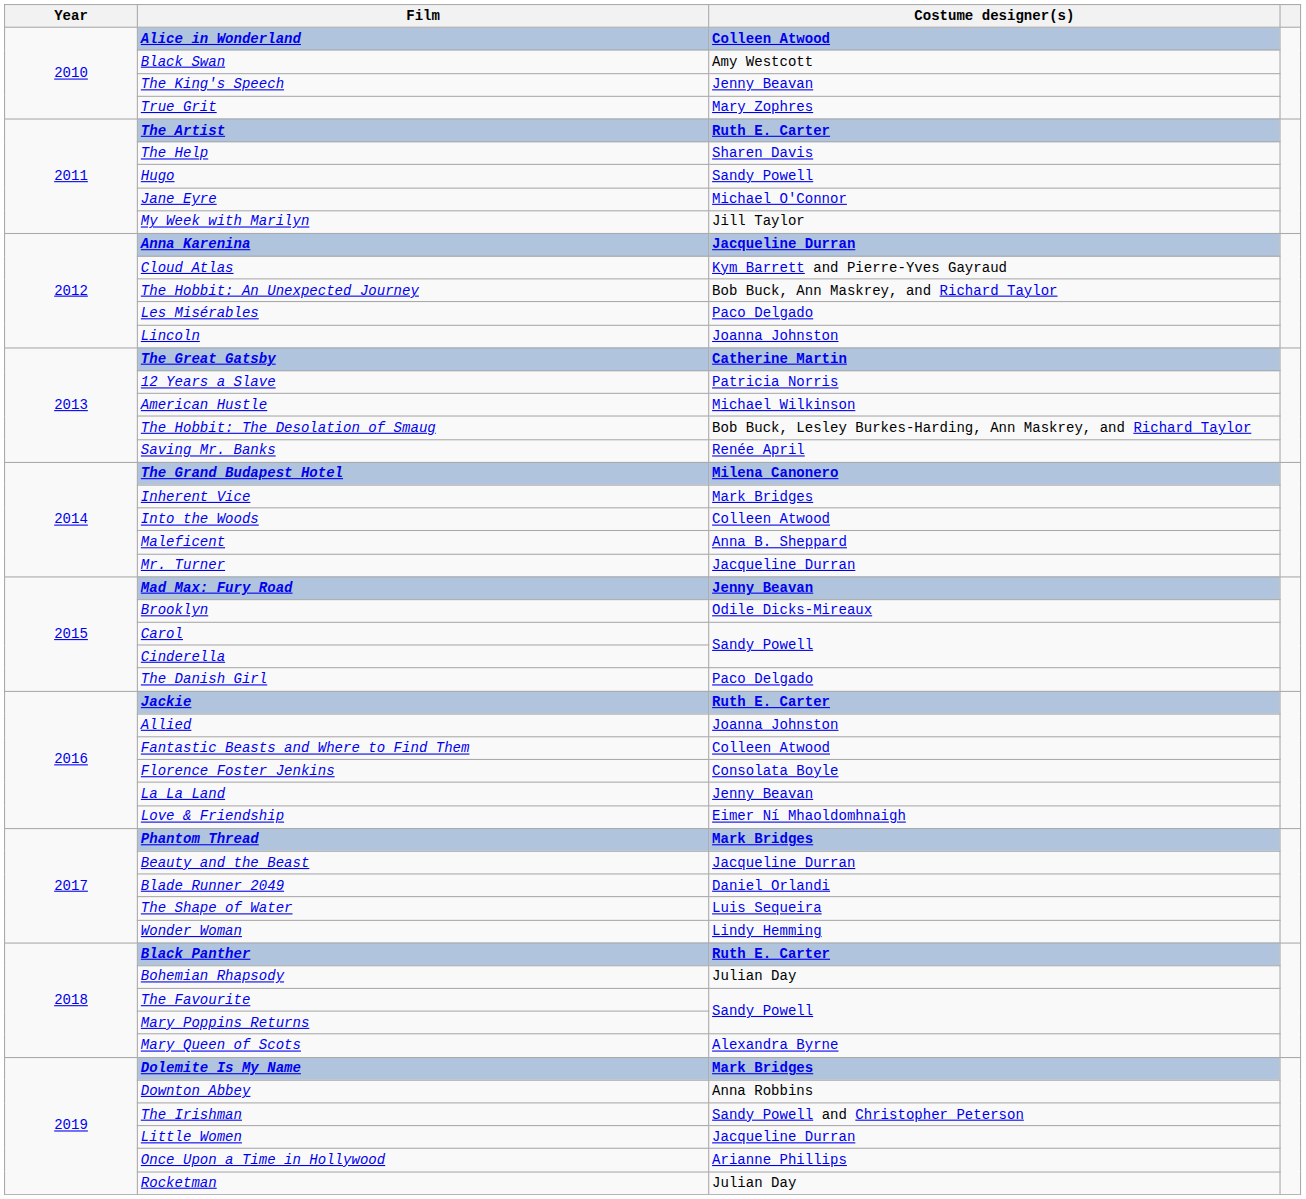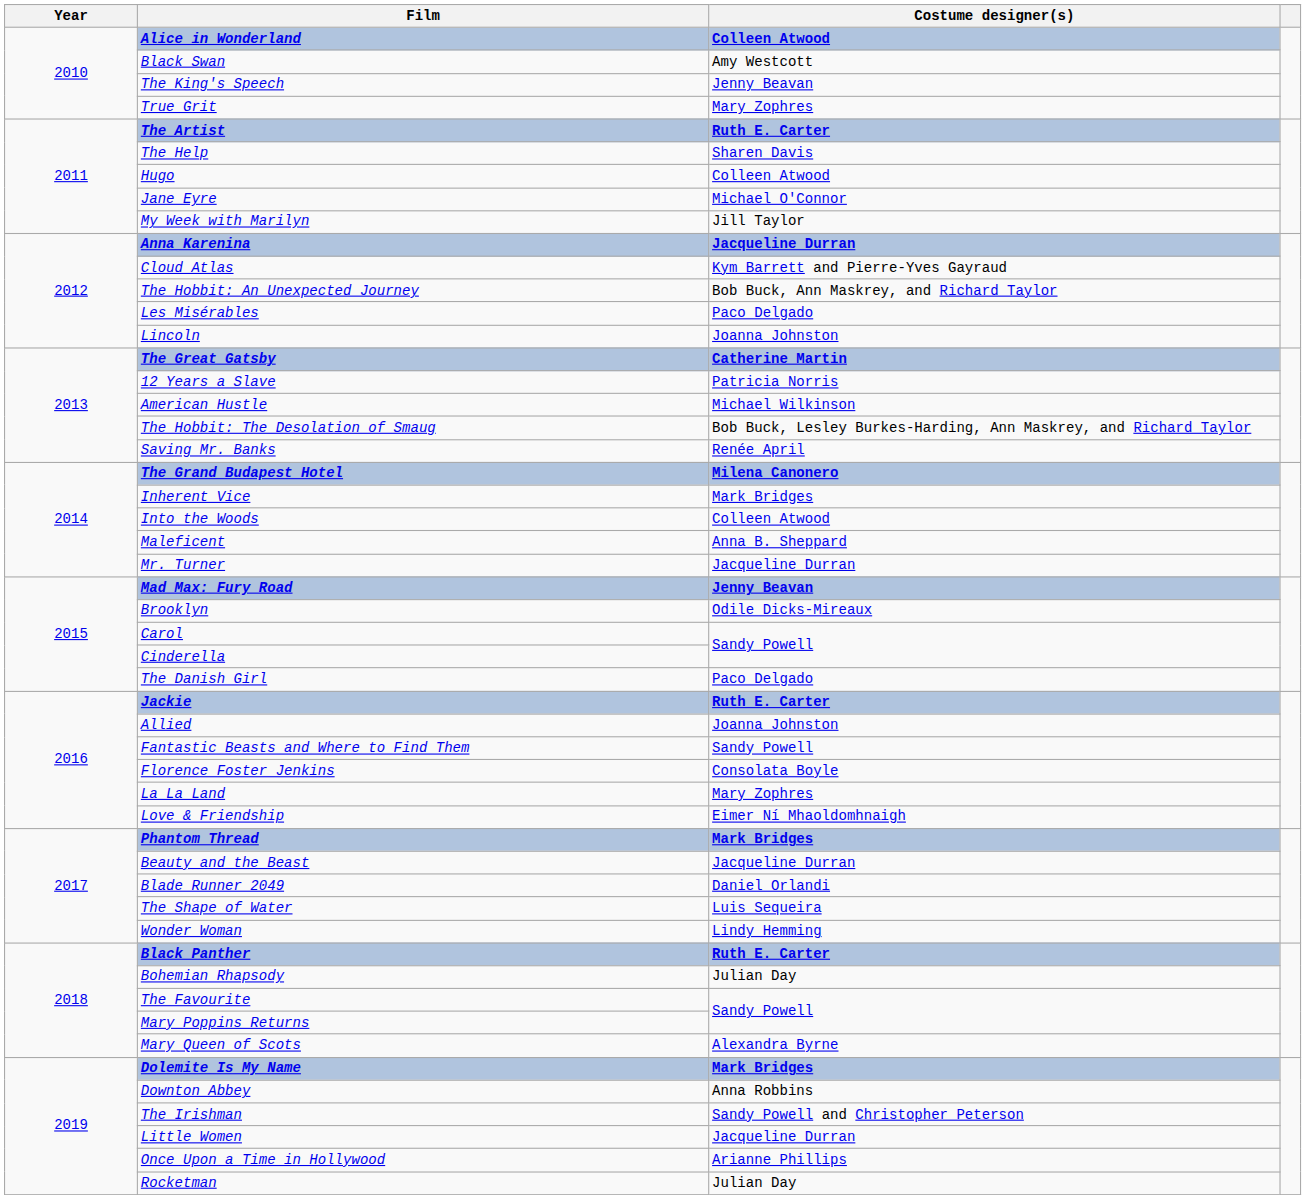(763, 176) Sandy Powell -> (771, 176) Colleen Atwood
(771, 748) Colleen Atwood -> (763, 748) Sandy Powell
(763, 794) Jenny Beavan -> (763, 794) Mary Zophres
